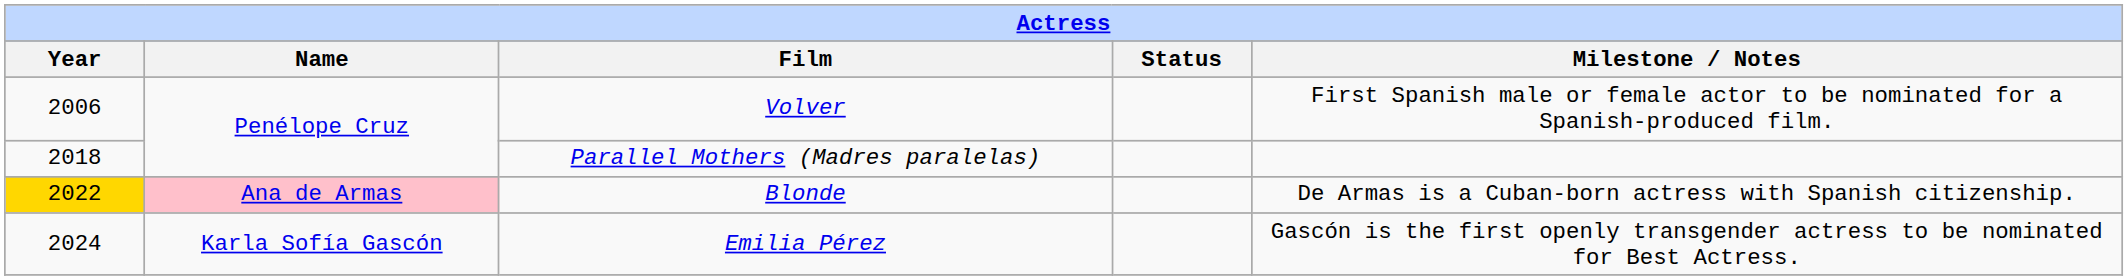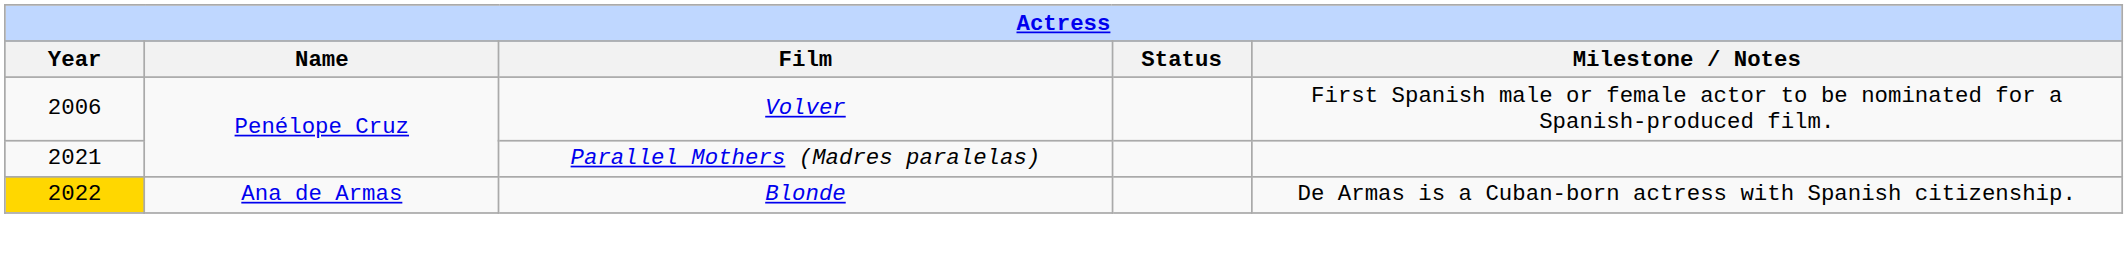(75, 158) 2018 -> (75, 158) 2021
(322, 195) pink background -> (322, 195) no background
- row: (805, 244)
